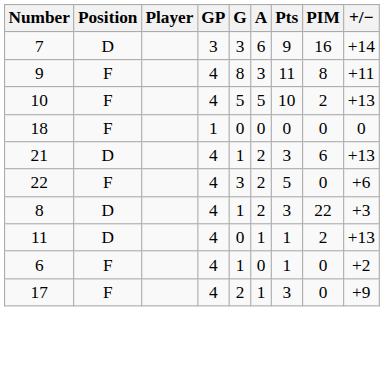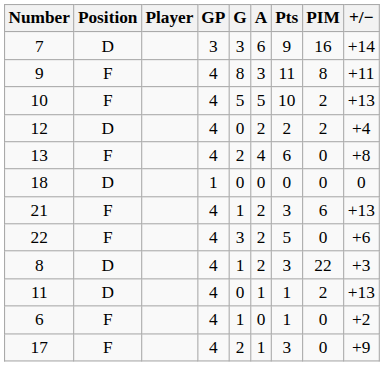+ row: (39, 127)
+ row: (39, 155)
(108, 127) F -> (108, 182) D
(108, 155) D -> (108, 210) F
